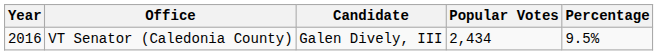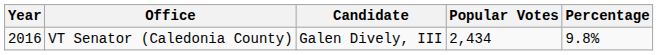(582, 39) 9.5% -> (582, 39) 9.8%
